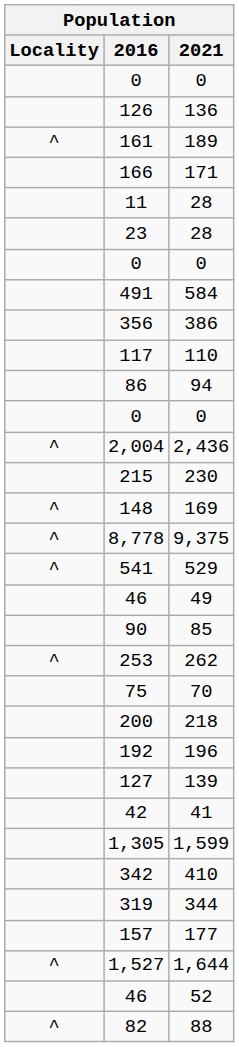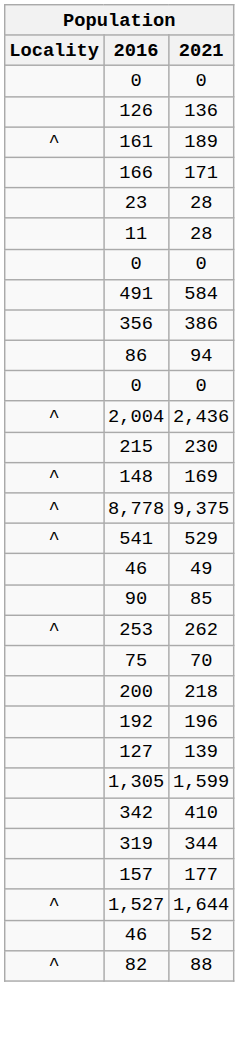rows swapped: (136, 203) <-> (136, 234)
- row: (136, 356)
- row: (136, 813)
